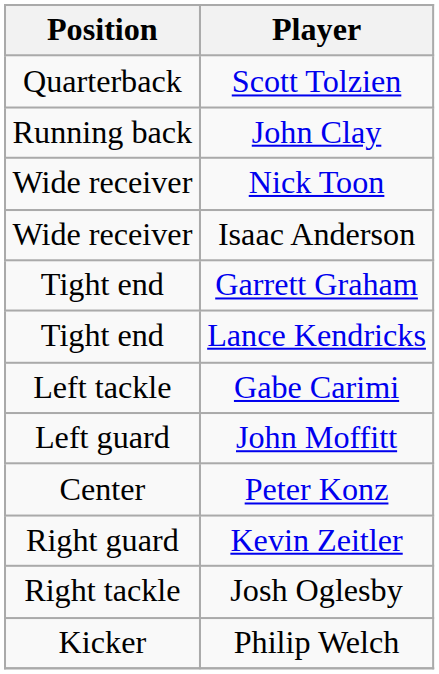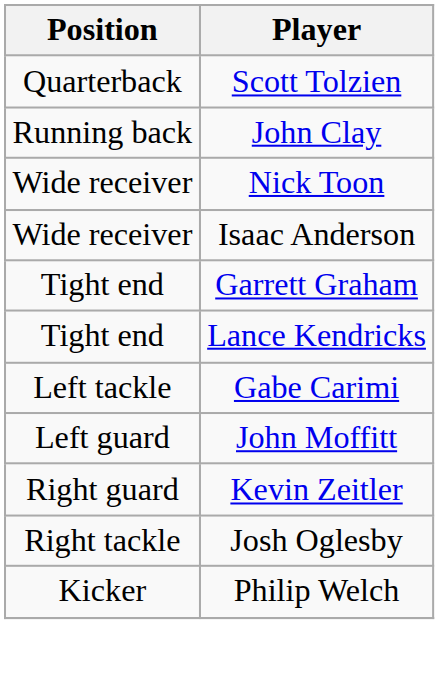- row: (317, 489)
